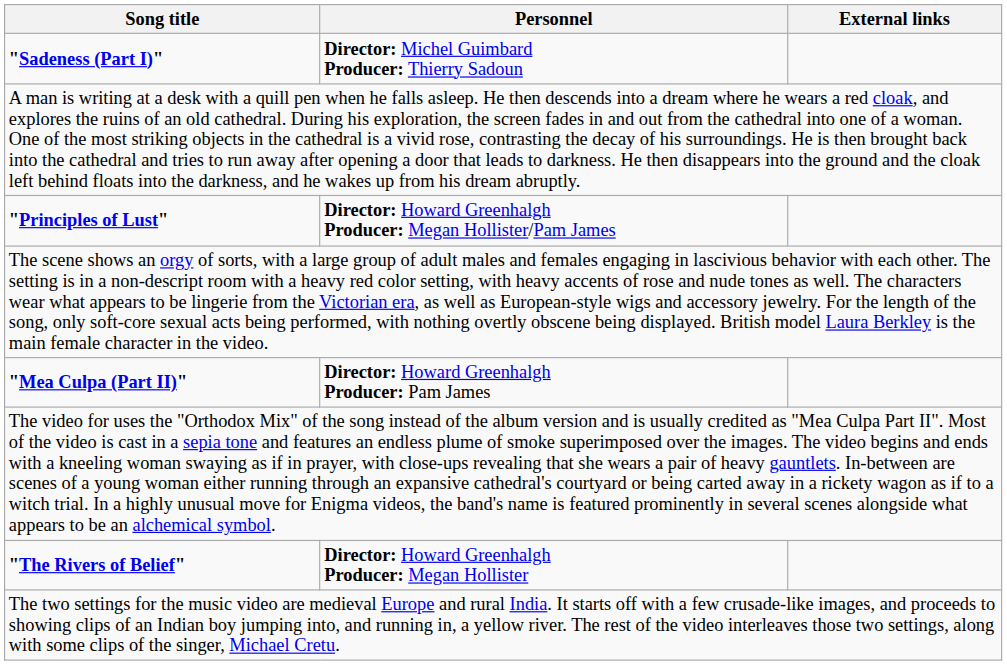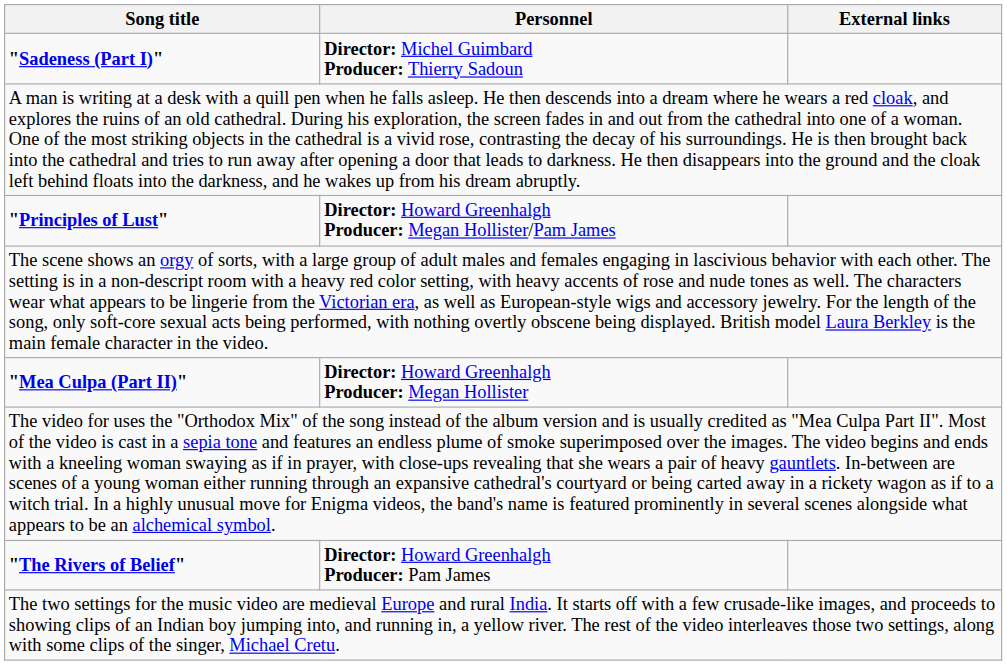(438, 382) Director: Howard Greenhalgh Producer: Pam James -> (438, 382) Director: Howard Greenhalgh Producer: Megan Hollister
(438, 564) Director: Howard Greenhalgh Producer: Megan Hollister -> (438, 564) Director: Howard Greenhalgh Producer: Pam James
